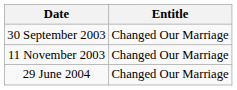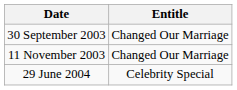(170, 74) Changed Our Marriage -> (170, 74) Celebrity Special
